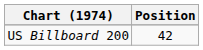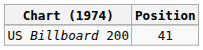(165, 35) 42 -> (165, 35) 41
